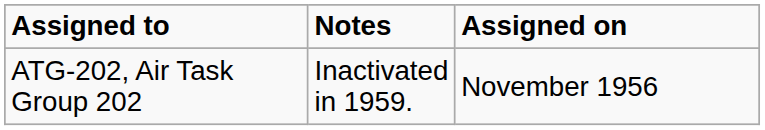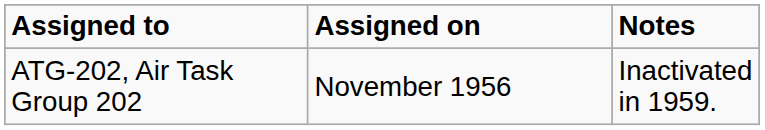columns swapped: (544, 26) <-> (353, 26)
